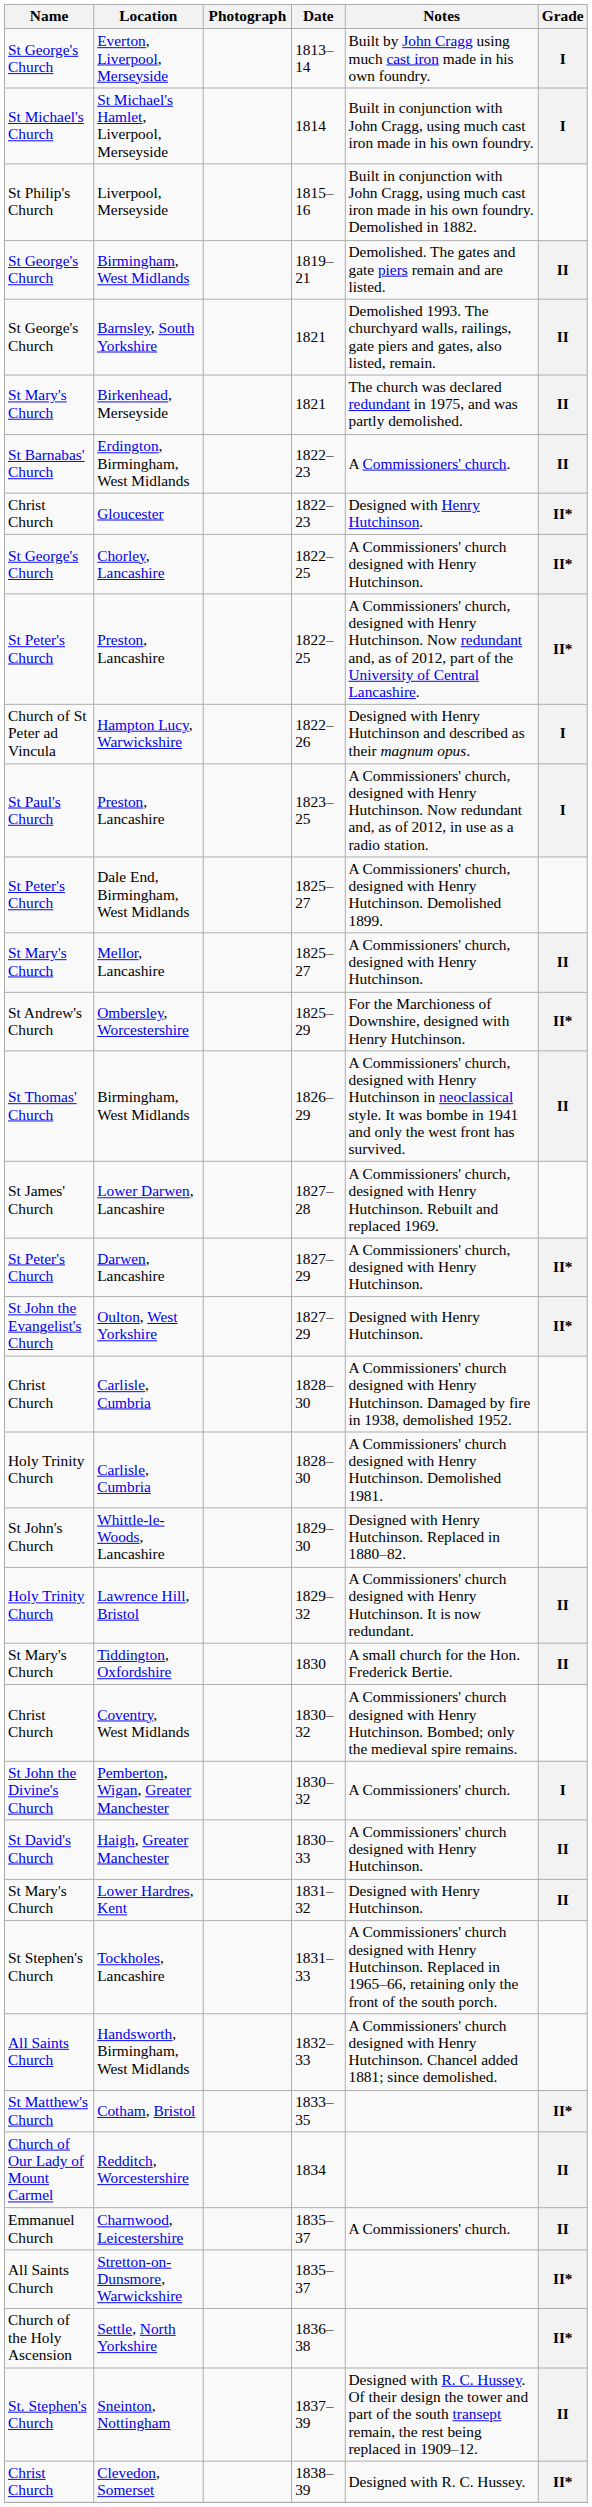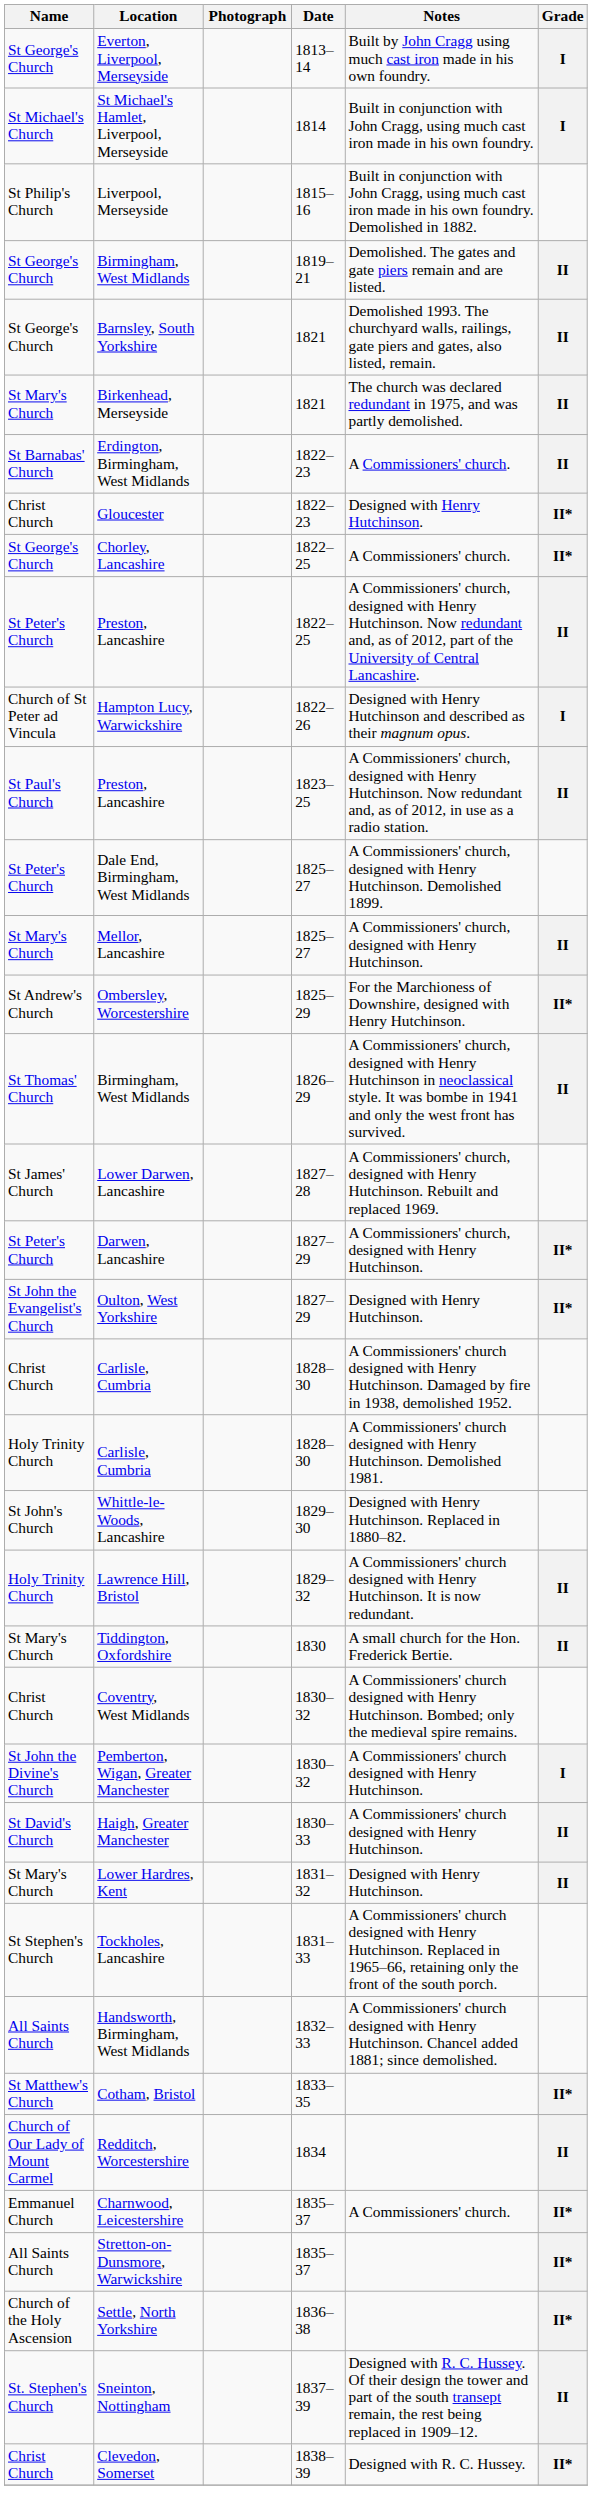(428, 564) A Commissioners' church designed with Henry Hutchinson. -> (429, 555) A Commissioners' church.
(563, 649) II* -> (563, 631) II
(563, 810) I -> (563, 792) II
(429, 1790) A Commissioners' church. -> (428, 1773) A Commissioners' church designed with Henry Hutchinson.
(563, 2228) II -> (563, 2211) II*
